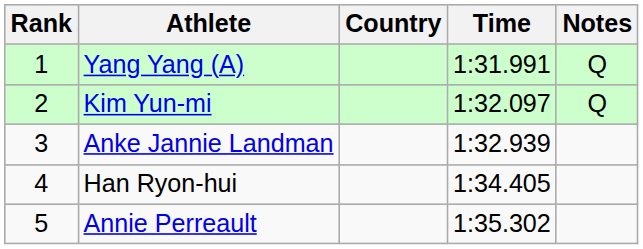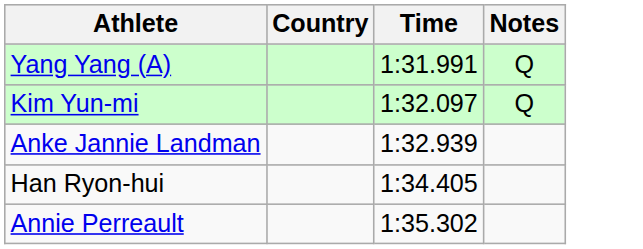- column: (41, 24)
